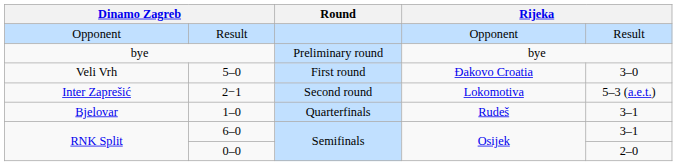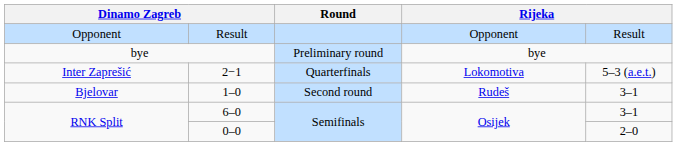- row: (232, 72)
(338, 92) Second round -> (338, 72) Quarterfinals
(338, 111) Quarterfinals -> (338, 92) Second round
